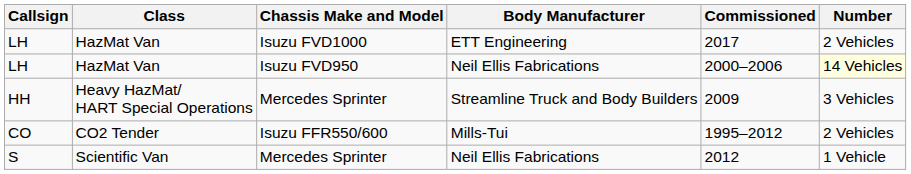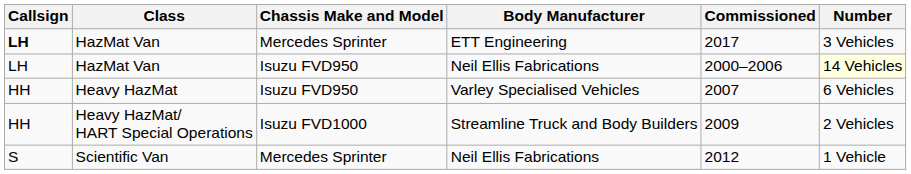(18, 41) normal -> (18, 41) bold
(313, 41) Isuzu FVD1000 -> (323, 41) Mercedes Sprinter
(858, 41) 2 Vehicles -> (858, 41) 3 Vehicles
+ row: (126, 90)
(323, 99) Mercedes Sprinter -> (313, 123) Isuzu FVD1000
(858, 99) 3 Vehicles -> (858, 123) 2 Vehicles
- row: (117, 132)
